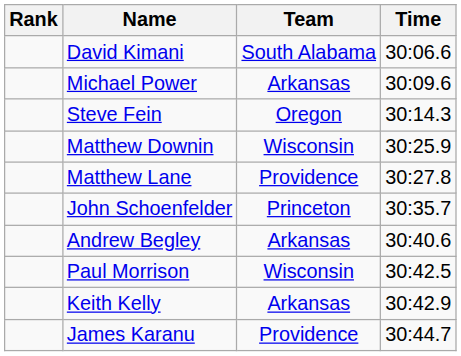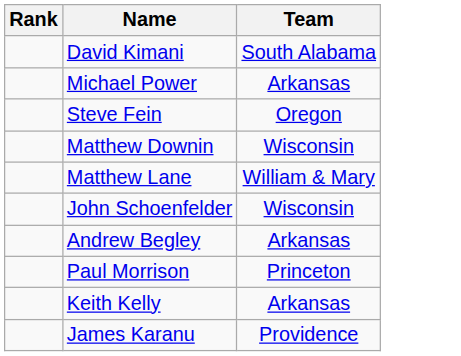- column: (418, 20)
(309, 177) Providence -> (309, 177) William & Mary
(309, 209) Princeton -> (309, 209) Wisconsin
(309, 271) Wisconsin -> (309, 271) Princeton
